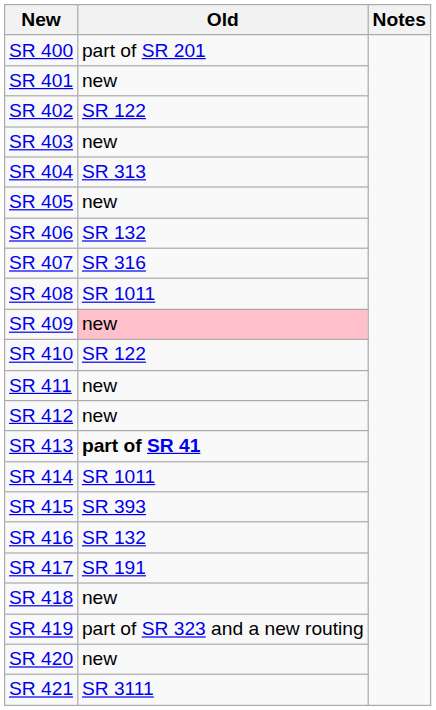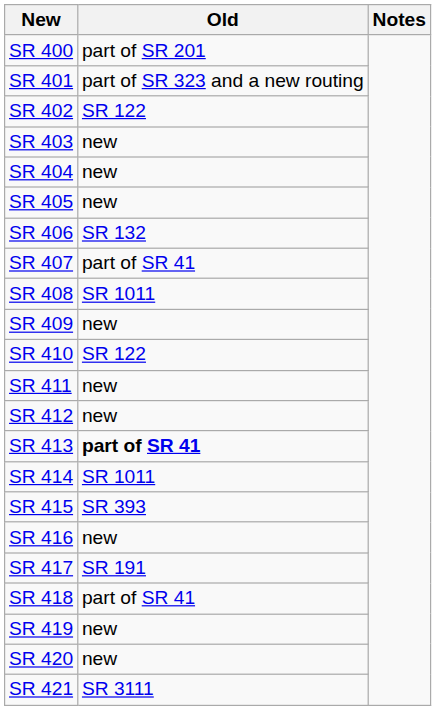(100, 80) new -> (223, 80) part of SR 323 and a new routing
(114, 171) SR 313 -> (100, 171) new
(114, 263) SR 316 -> (138, 263) part of SR 41
(100, 324) pink background -> (100, 324) no background
(114, 537) SR 132 -> (100, 537) new
(100, 598) new -> (138, 598) part of SR 41
(223, 628) part of SR 323 and a new routing -> (100, 628) new
